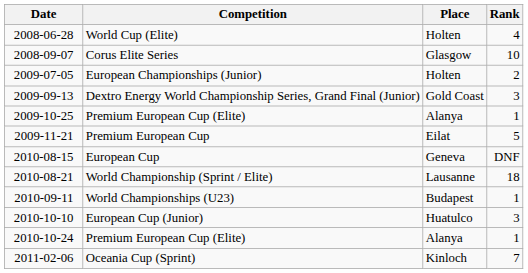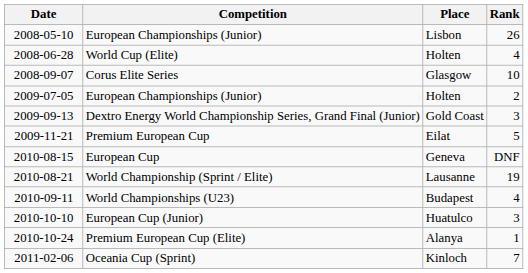+ row: (44, 34)
- row: (44, 116)
(513, 177) 18 -> (513, 177) 19
(516, 197) 1 -> (516, 197) 4
